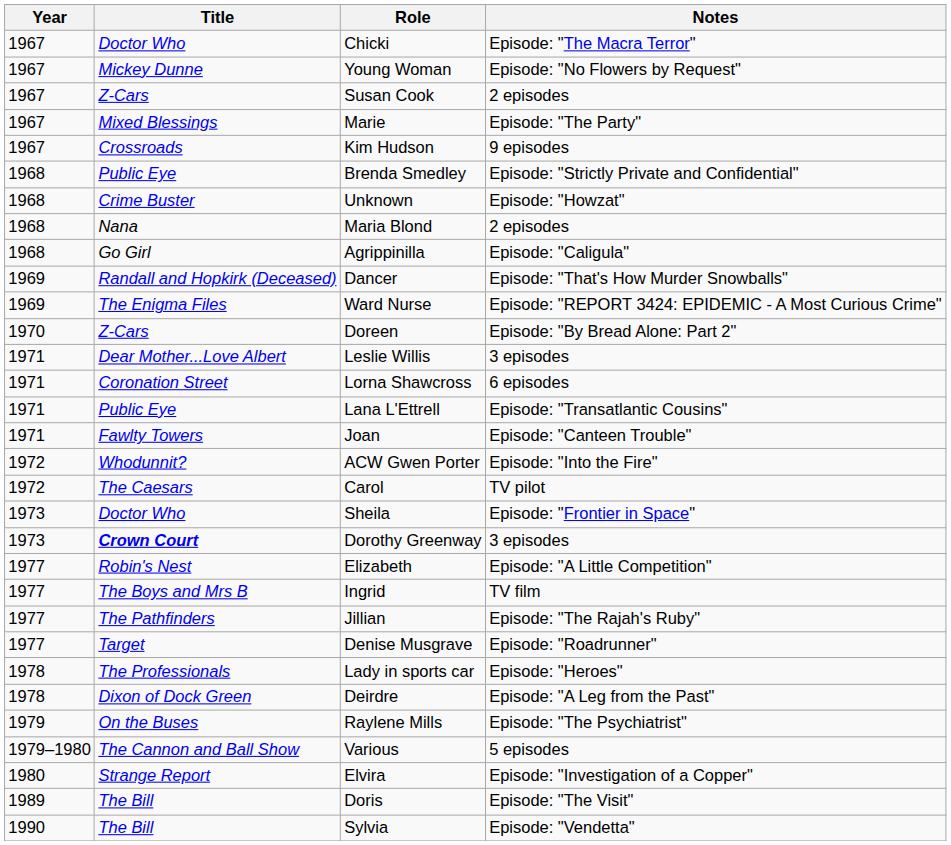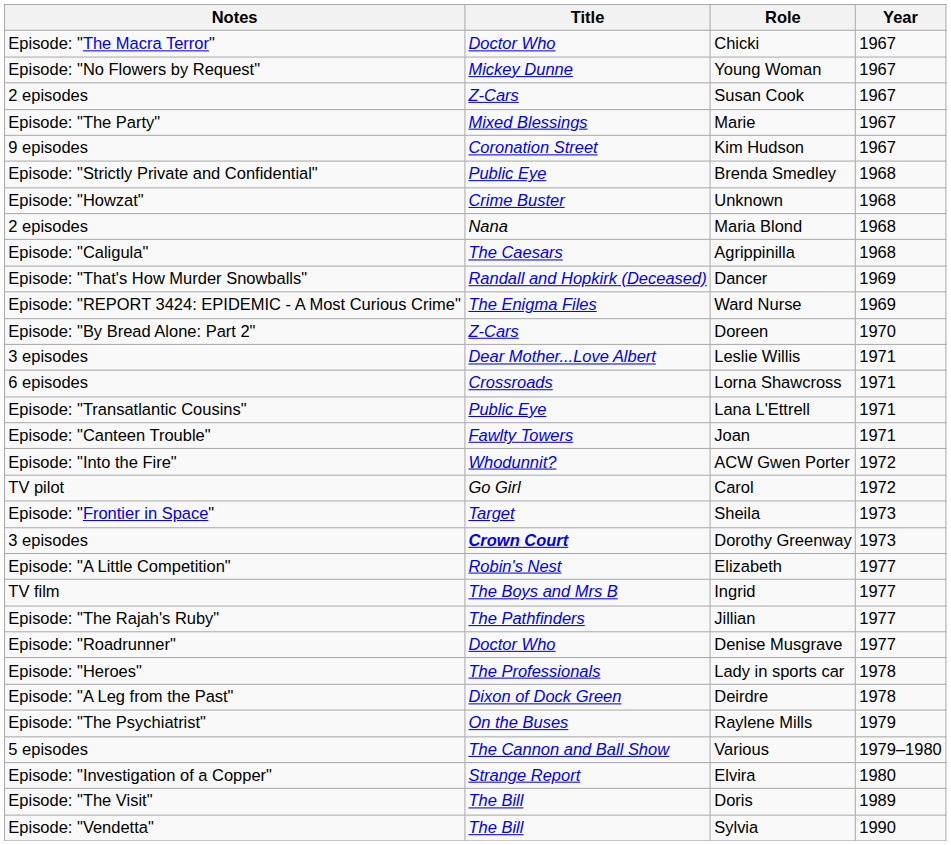columns swapped: (50, 17) <-> (715, 17)
(141, 148) Crossroads -> (533, 148) Coronation Street
(125, 252) Go Girl -> (516, 252) The Caesars
(163, 383) Coronation Street -> (511, 383) Crossroads
(146, 488) The Caesars -> (495, 488) Go Girl
(142, 514) Doctor Who -> (492, 514) Target
(121, 644) Target -> (512, 644) Doctor Who
